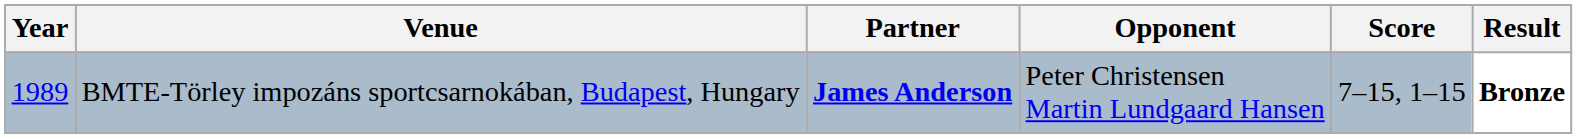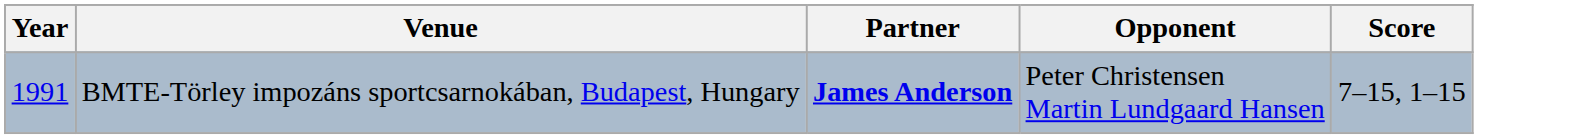- column: (1522, 28)
(40, 91) 1989 -> (40, 91) 1991
